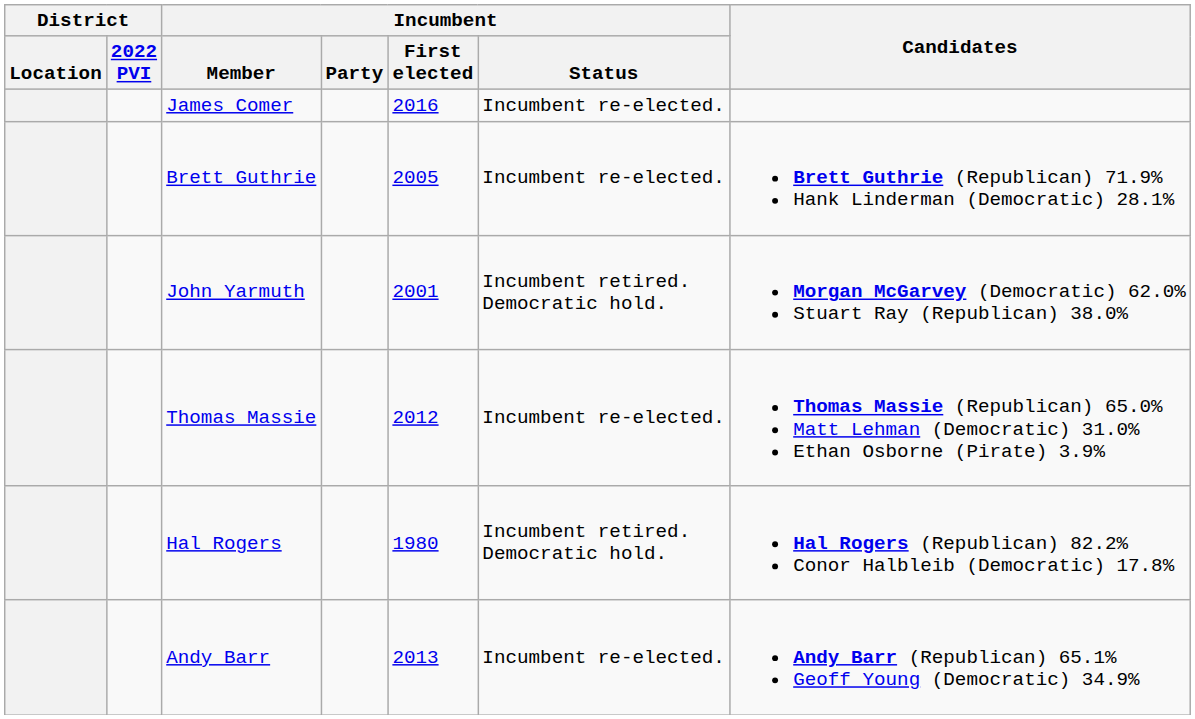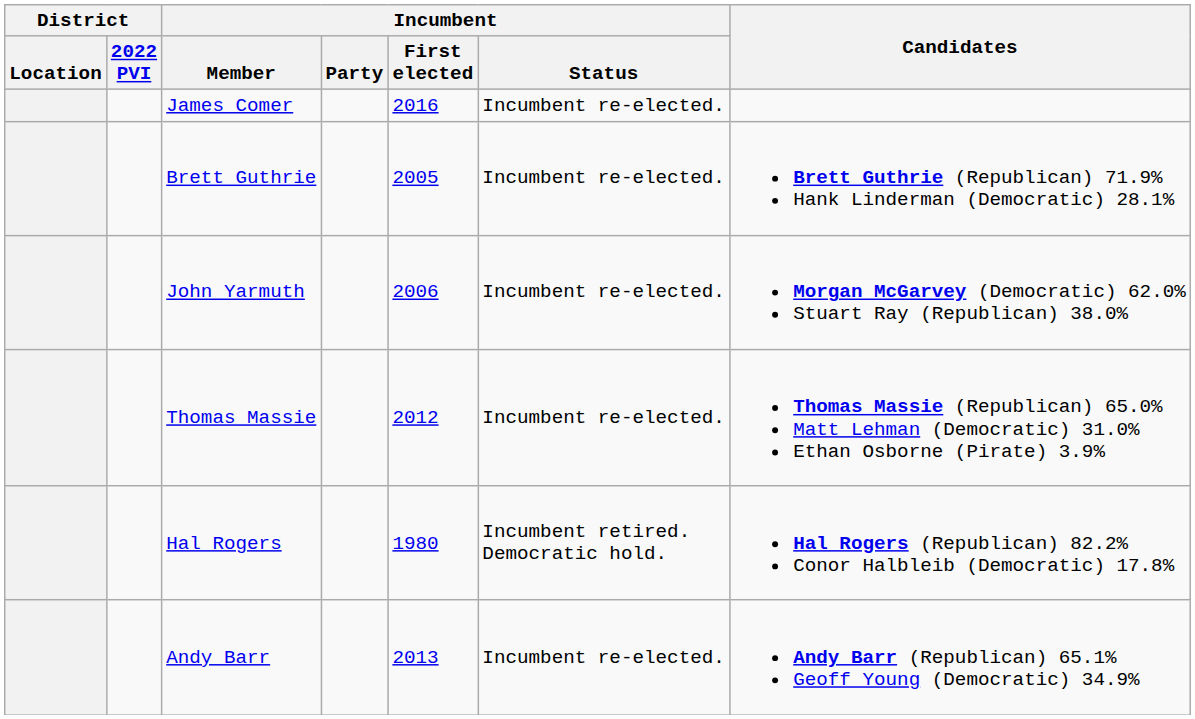(415, 292) 2001 -> (415, 292) 2006
(586, 292) Incumbent retired. Democratic hold. -> (604, 292) Incumbent re-elected.
